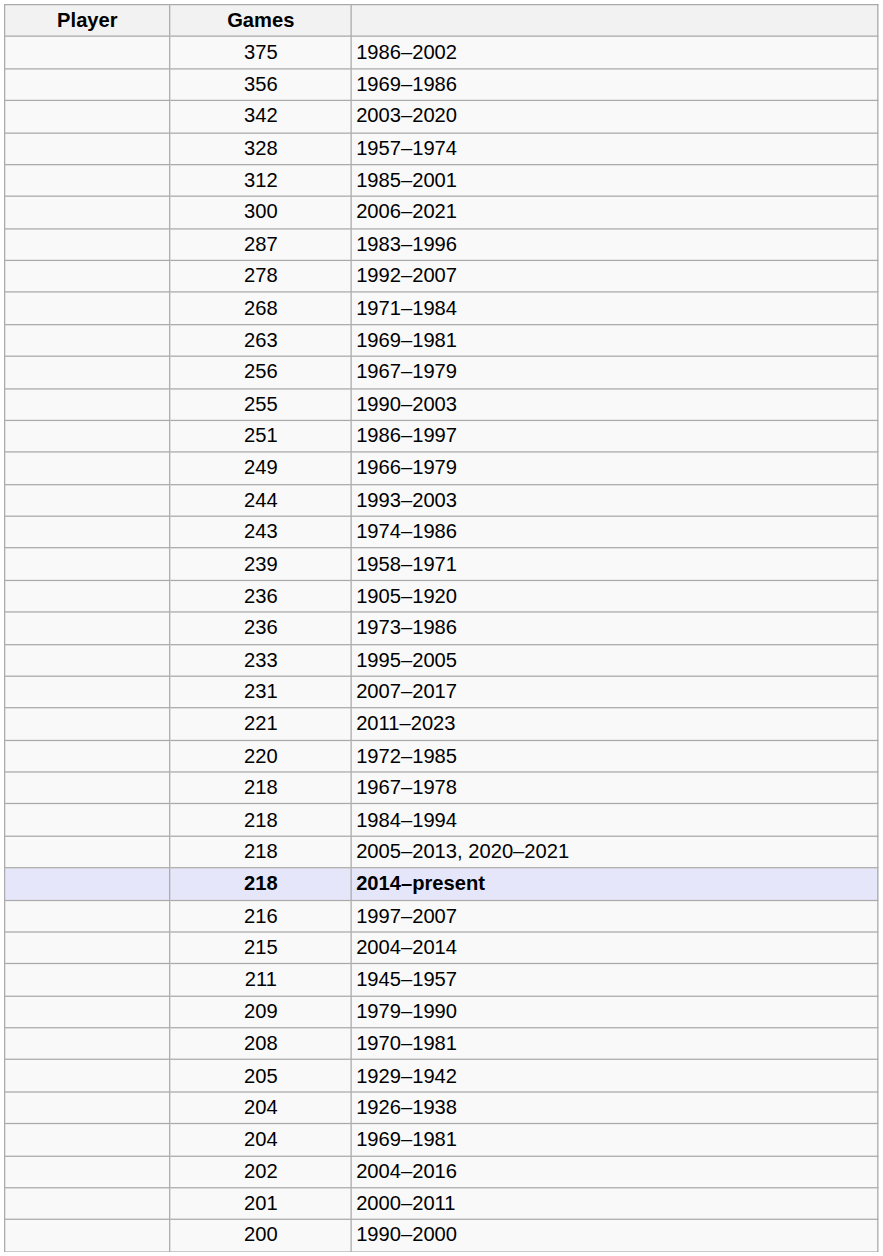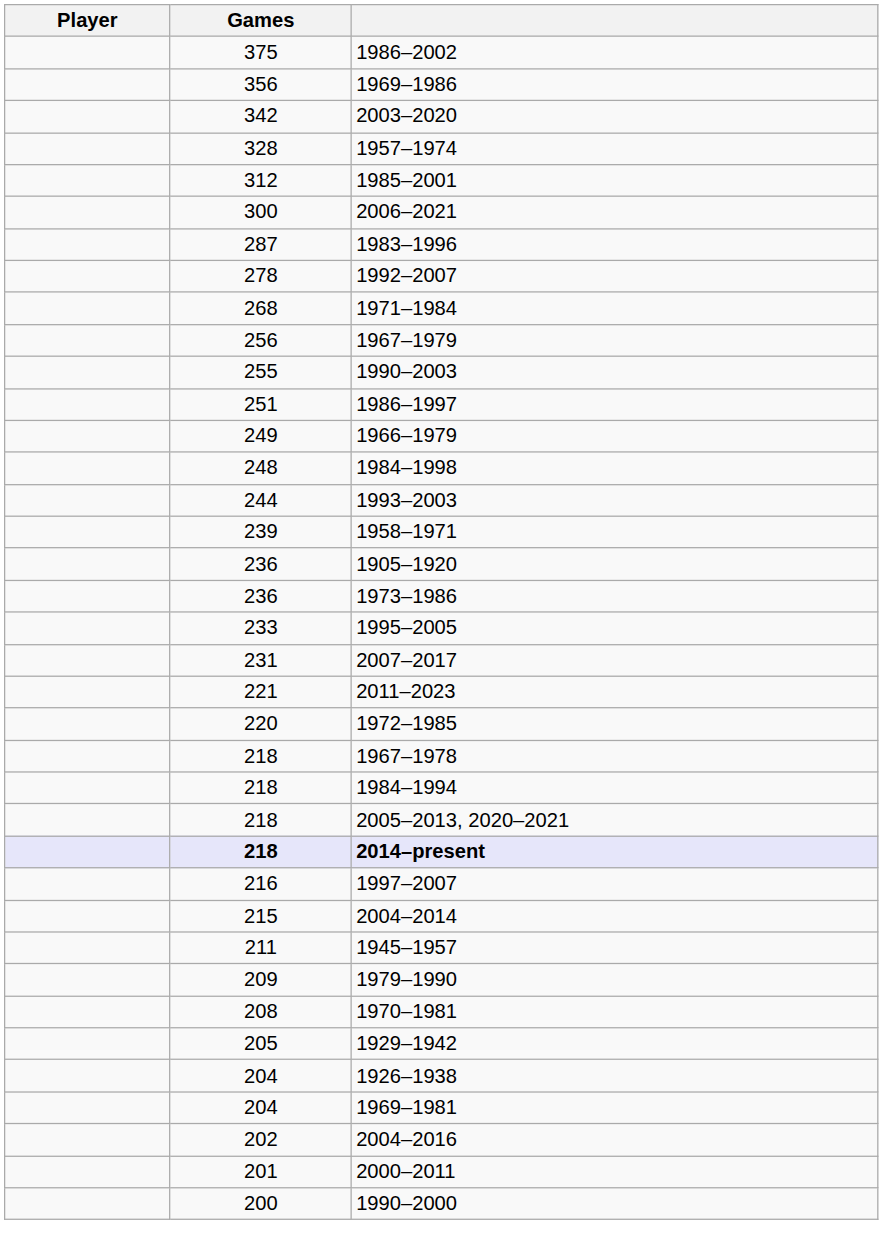- row: (261, 340)
+ row: (261, 468)
- row: (261, 532)
